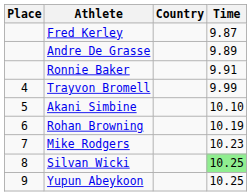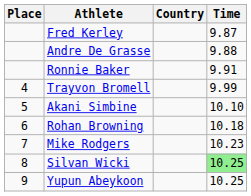(223, 51) 9.89 -> (223, 51) 9.88
(227, 126) 10.19 -> (227, 126) 10.18
